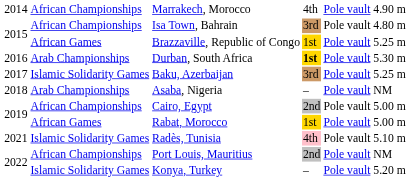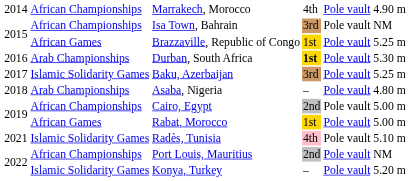(390, 25) 4.80 m -> (383, 25) NM
(383, 90) NM -> (390, 90) 4.80 m
